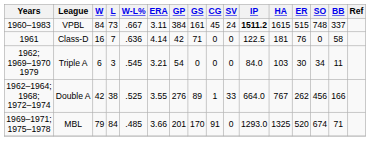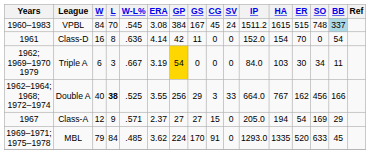(113, 25) 73 -> (113, 25) 70
(134, 25) .667 -> (134, 25) .545
(159, 25) 3.11 -> (159, 25) 3.08
(197, 25) 161 -> (197, 25) 167
(254, 25) bold -> (254, 25) normal
(338, 25) no background -> (338, 25) lightblue background
(113, 39) 7 -> (113, 39) 8
(197, 39) 71 -> (197, 39) 11
(254, 39) 122.5 -> (254, 39) 152.0
(281, 39) 181 -> (281, 39) 154
(302, 39) 76 -> (302, 39) 70
(338, 39) 58 -> (338, 39) 54
(134, 62) .545 -> (134, 62) .667
(159, 62) 3.21 -> (159, 62) 3.19
(179, 62) no background -> (179, 62) gold background
(99, 96) 42 -> (99, 96) 40
(113, 96) normal -> (113, 96) bold
(179, 96) 276 -> (179, 96) 256
(197, 96) 89 -> (197, 96) 29
(215, 96) 1 -> (215, 96) 3
(302, 96) 262 -> (302, 96) 162
+ row: (73, 119)
(159, 124) 3.66 -> (159, 138) 3.62
(179, 124) 201 -> (179, 138) 224
(281, 124) 1325 -> (281, 138) 1335
(320, 124) 674 -> (320, 138) 633
(338, 124) 71 -> (338, 138) 45
